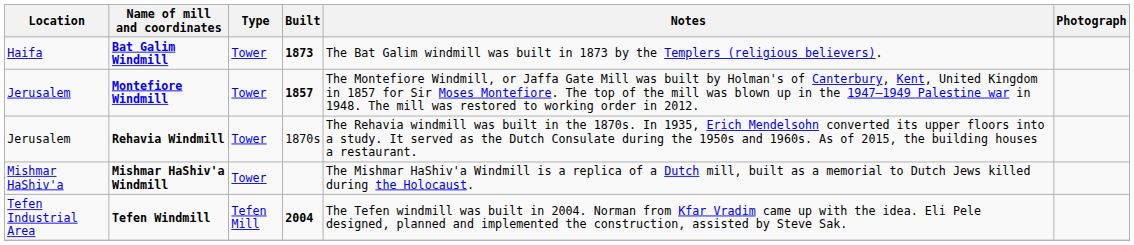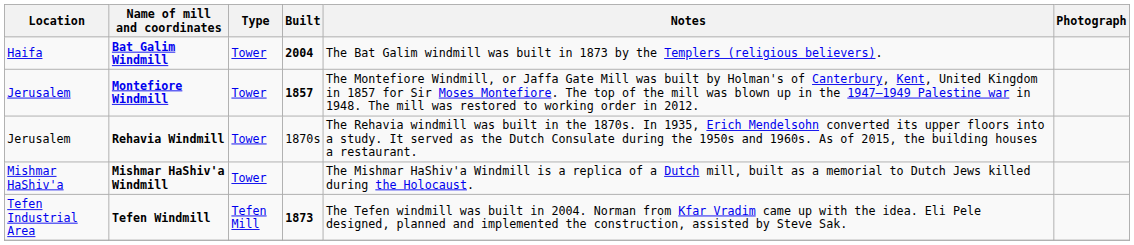(299, 53) 1873 -> (299, 53) 2004
(299, 217) 2004 -> (299, 217) 1873
